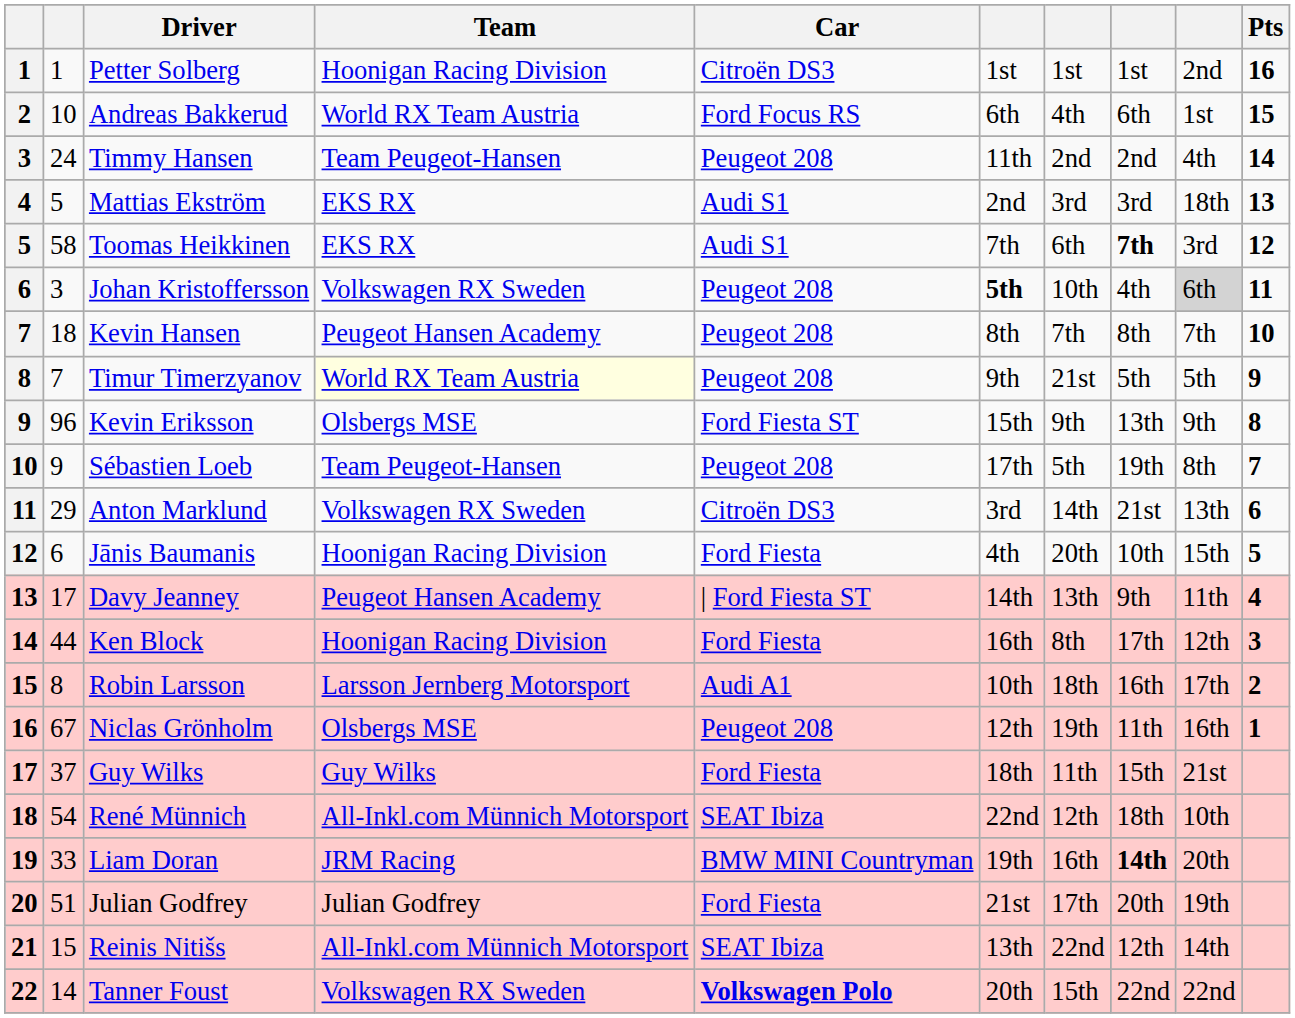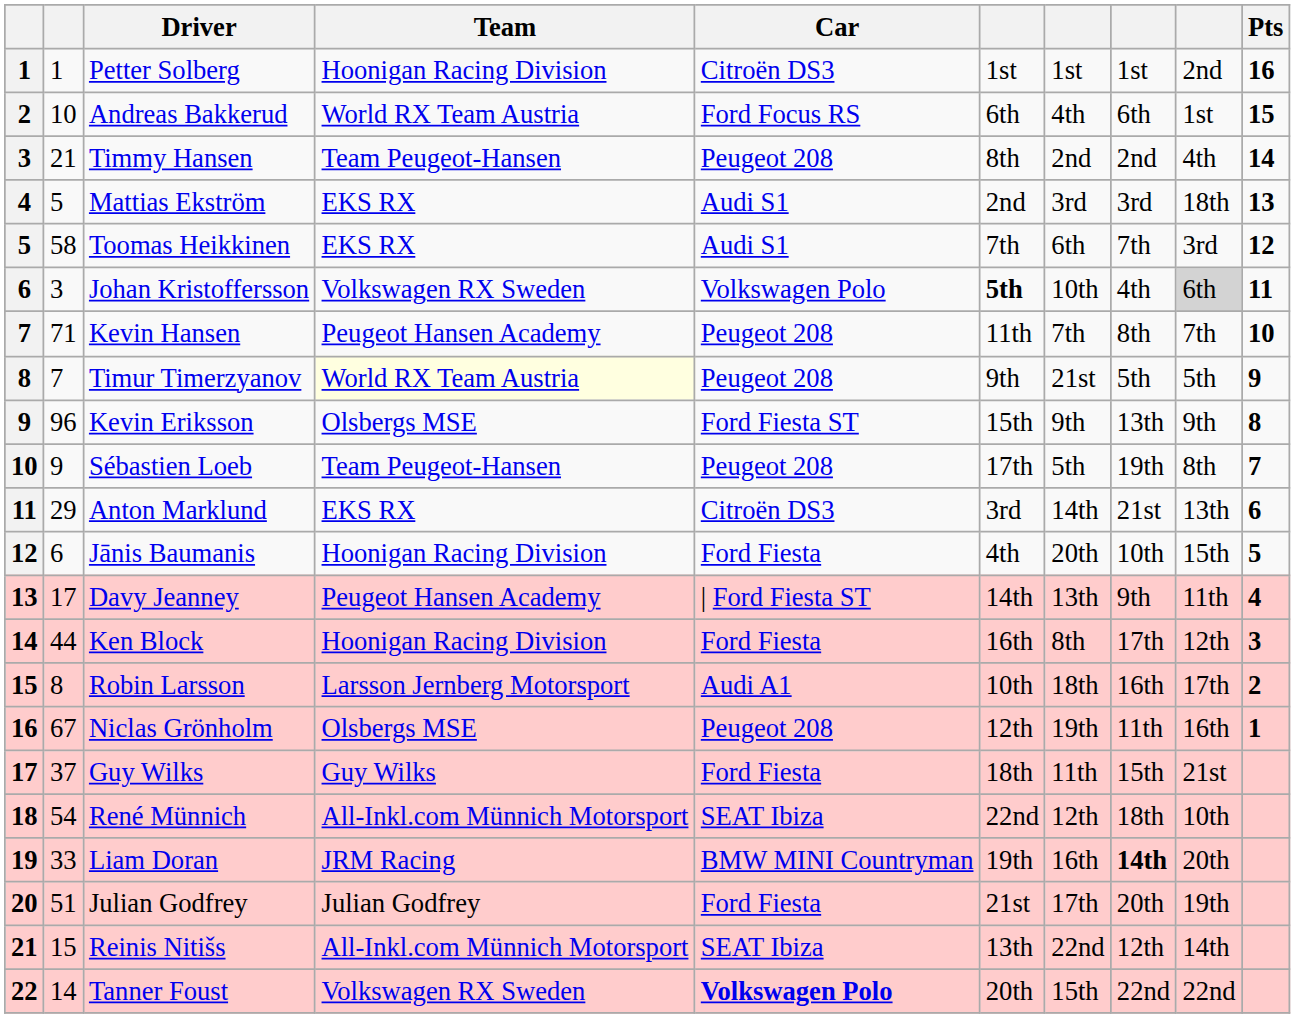(63, 158) 24 -> (63, 158) 21
(1009, 158) 11th -> (1003, 158) 8th
(1135, 245) bold -> (1134, 245) normal
(767, 289) Peugeot 208 -> (793, 289) Volkswagen Polo
(63, 333) 18 -> (63, 333) 71
(1003, 333) 8th -> (1009, 333) 11th
(453, 509) Volkswagen RX Sweden -> (368, 509) EKS RX
